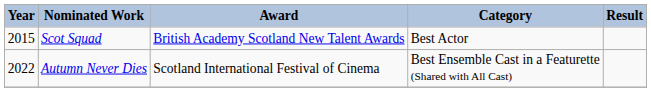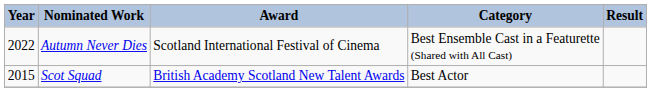rows swapped: (71, 38) <-> (94, 68)
